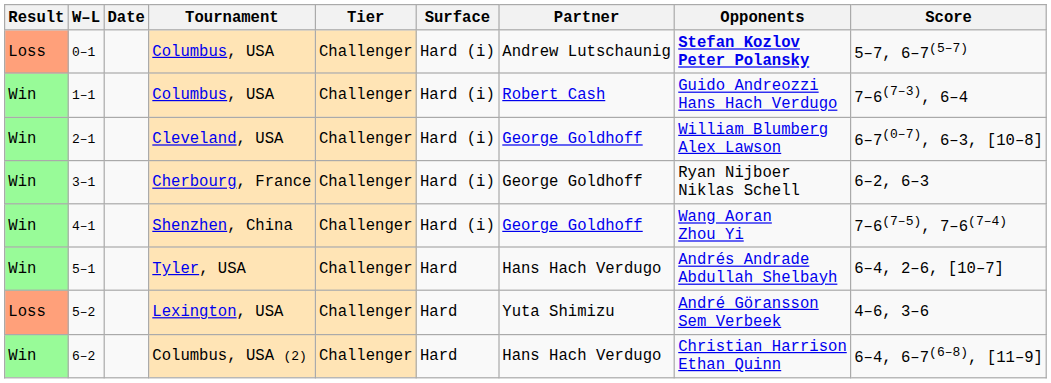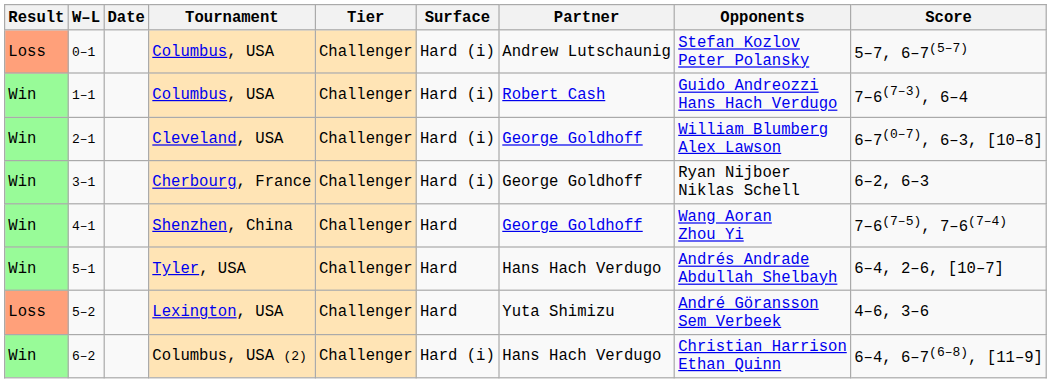(744, 52) bold -> (744, 52) normal
(457, 225) Hard (i) -> (439, 225) Hard
(439, 356) Hard -> (457, 356) Hard (i)
